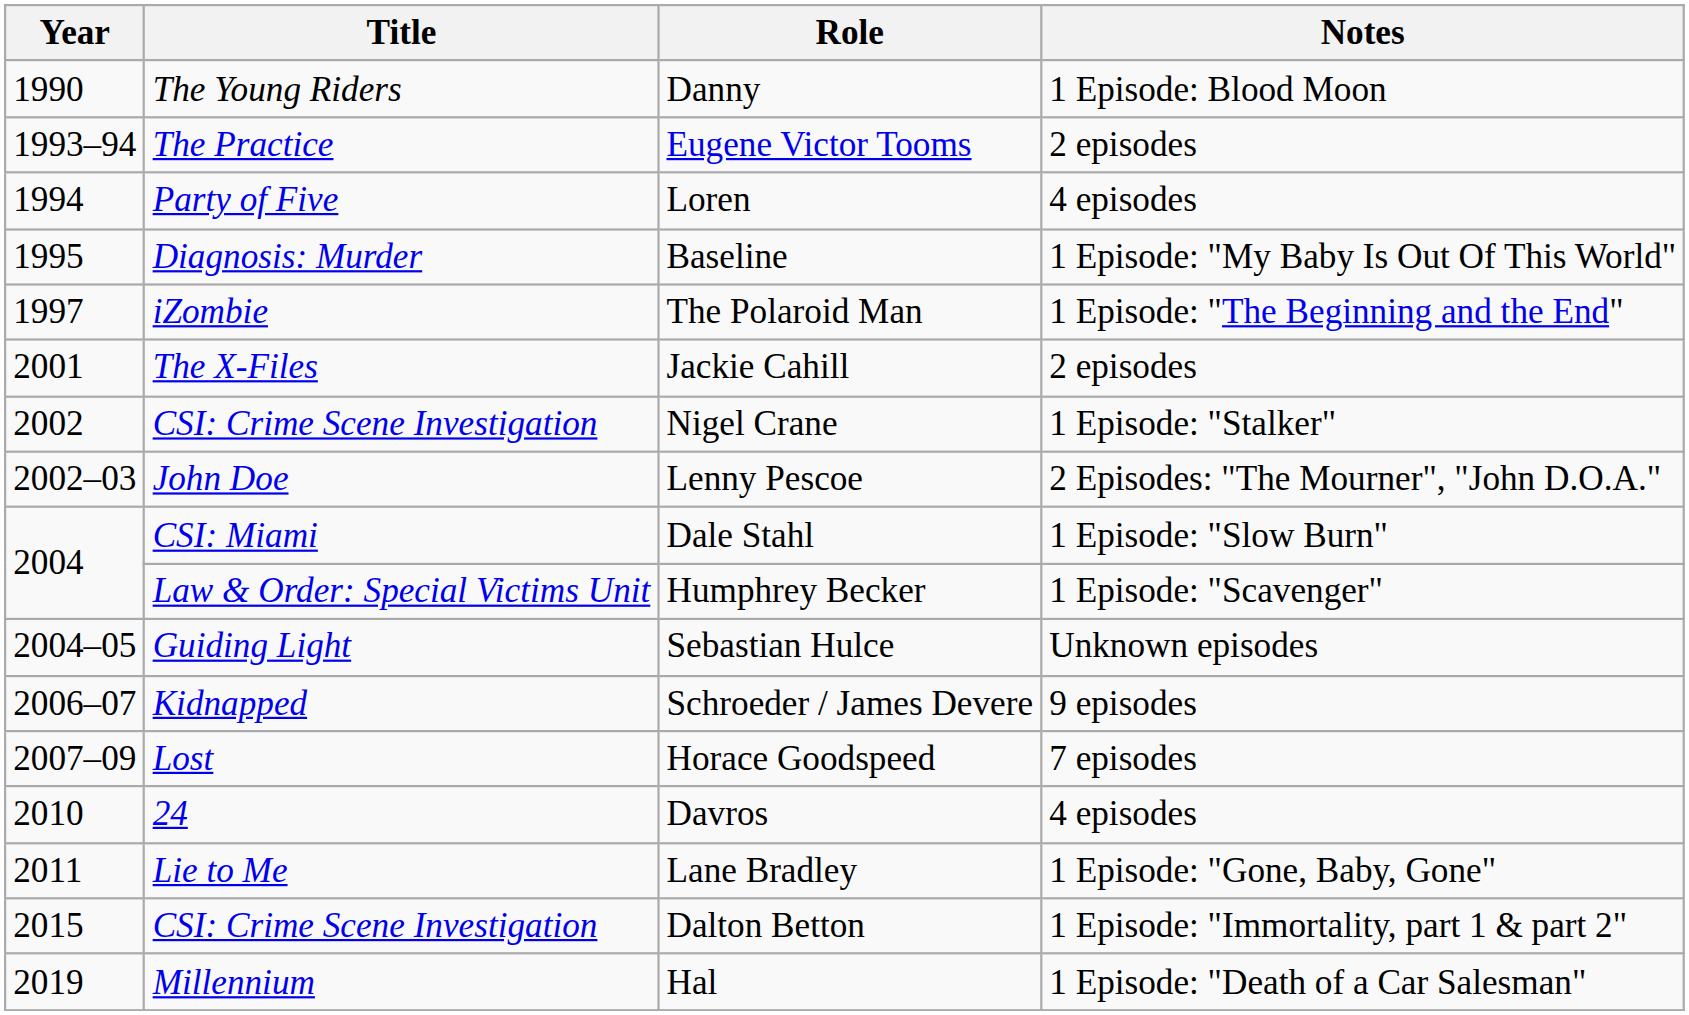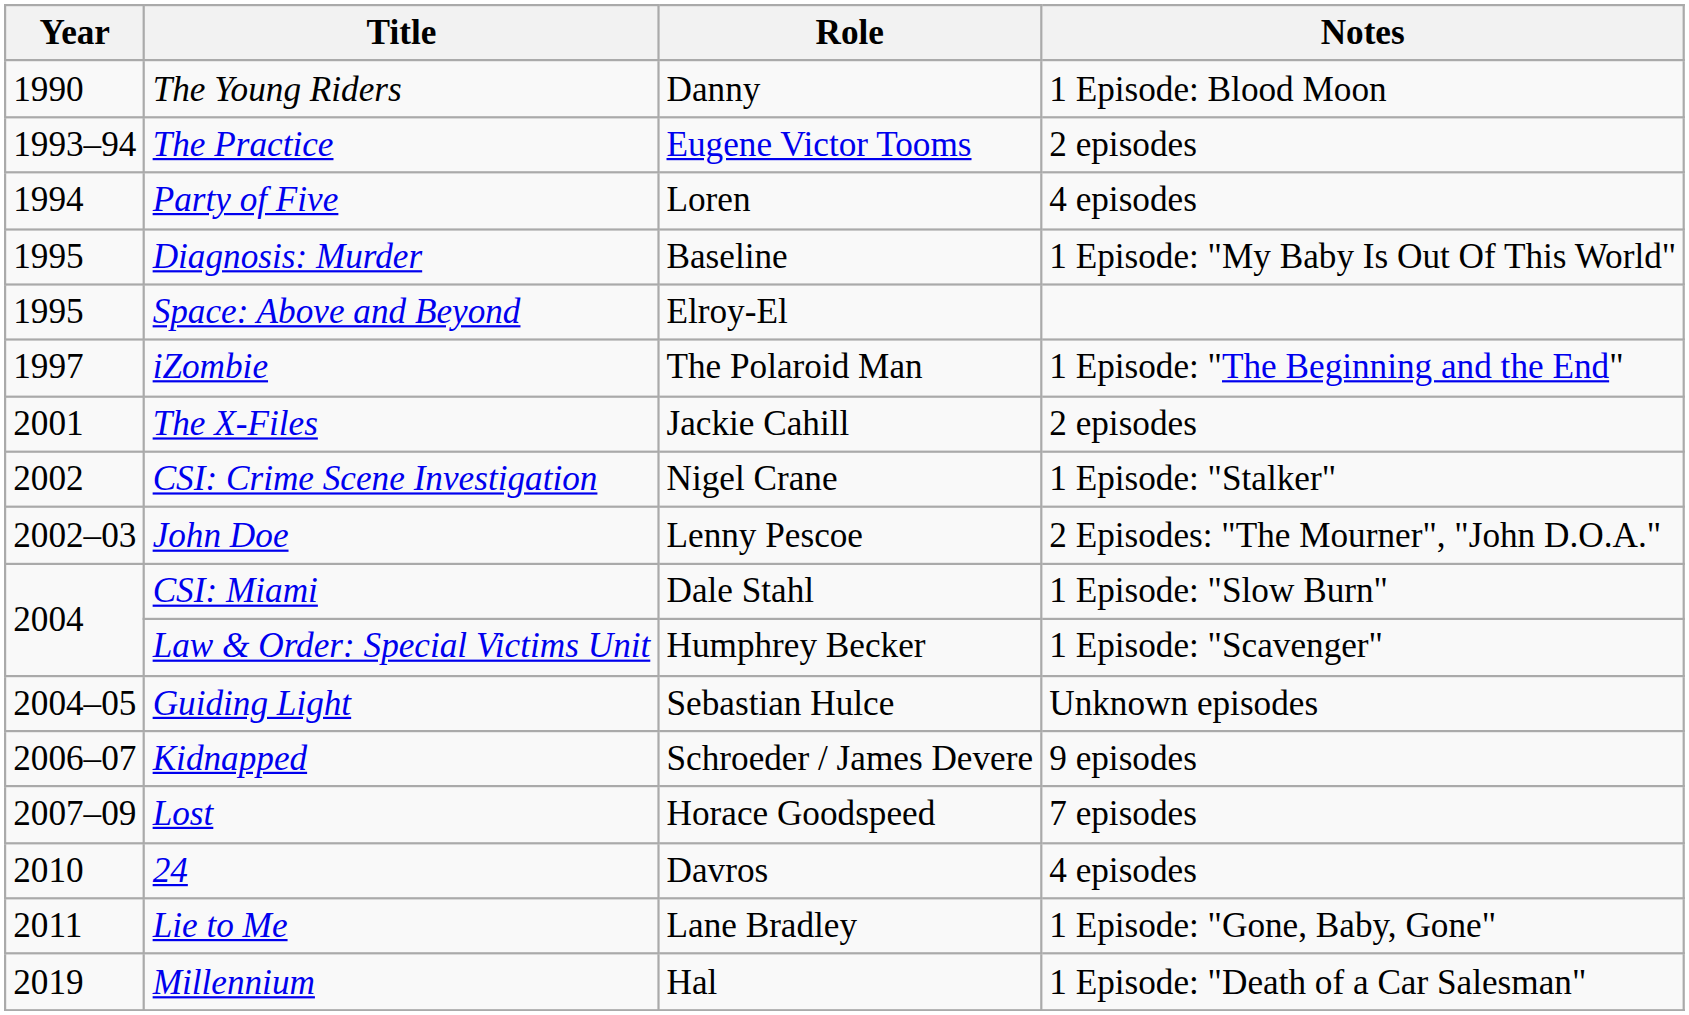+ row: (727, 311)
- row: (766, 925)
